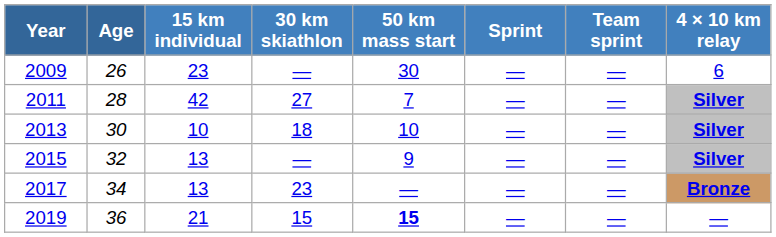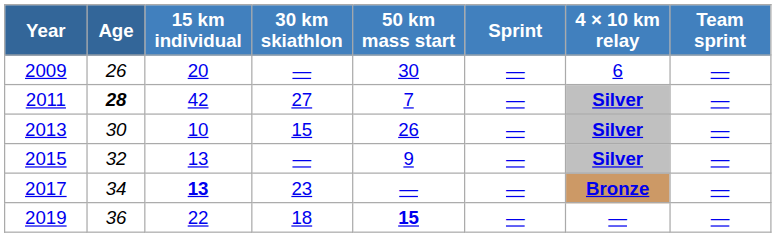columns swapped: (719, 30) <-> (616, 30)
(198, 70) 23 -> (198, 70) 20
(116, 100) normal -> (116, 100) bold
(302, 129) 18 -> (302, 129) 15
(409, 129) 10 -> (409, 129) 26
(198, 188) normal -> (198, 188) bold
(198, 218) 21 -> (198, 218) 22
(302, 218) 15 -> (302, 218) 18
